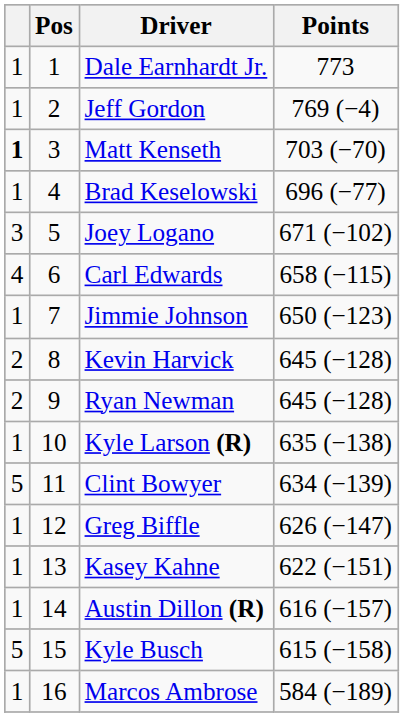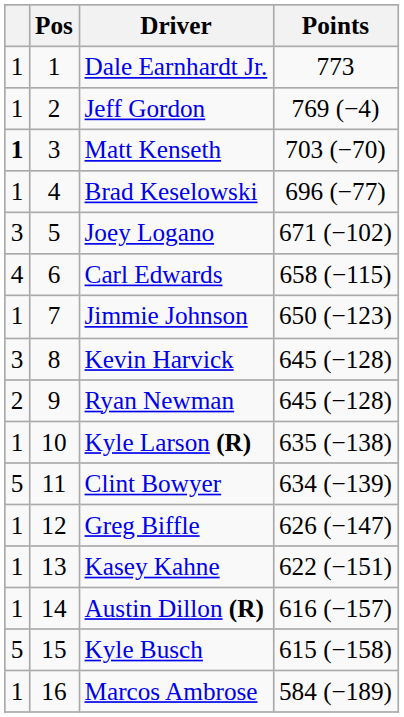(17, 358) 2 -> (17, 358) 3
